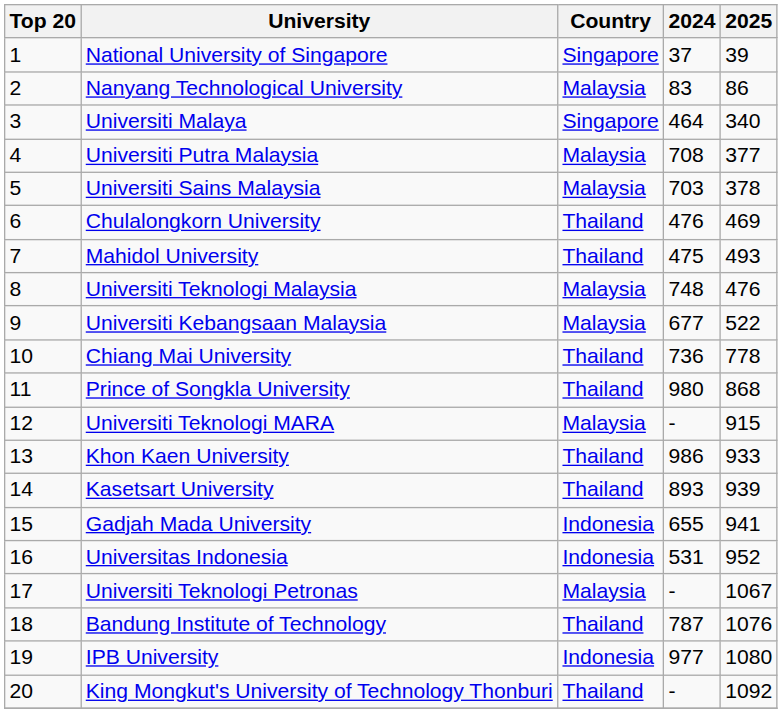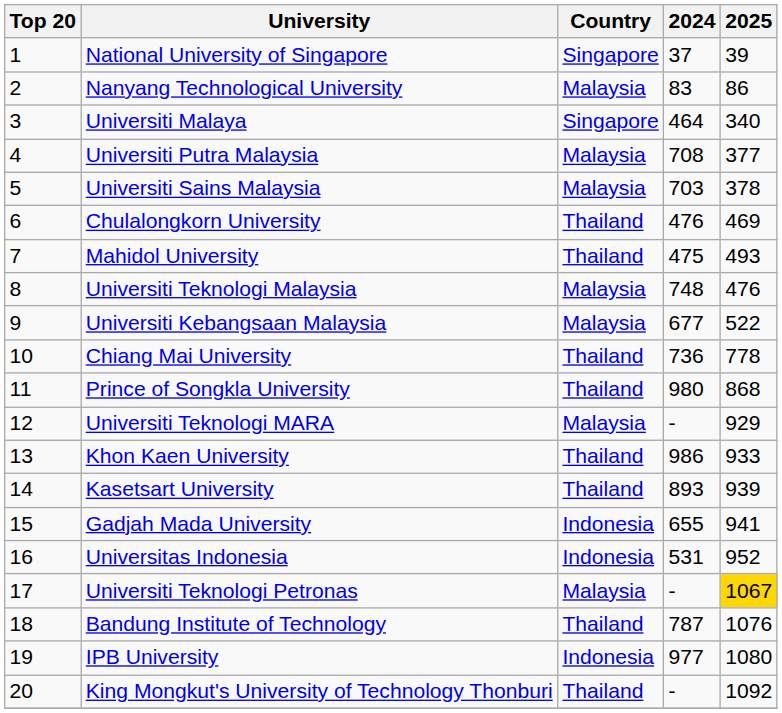(743, 423) 915 -> (743, 423) 929
(749, 590) no background -> (749, 590) gold background
